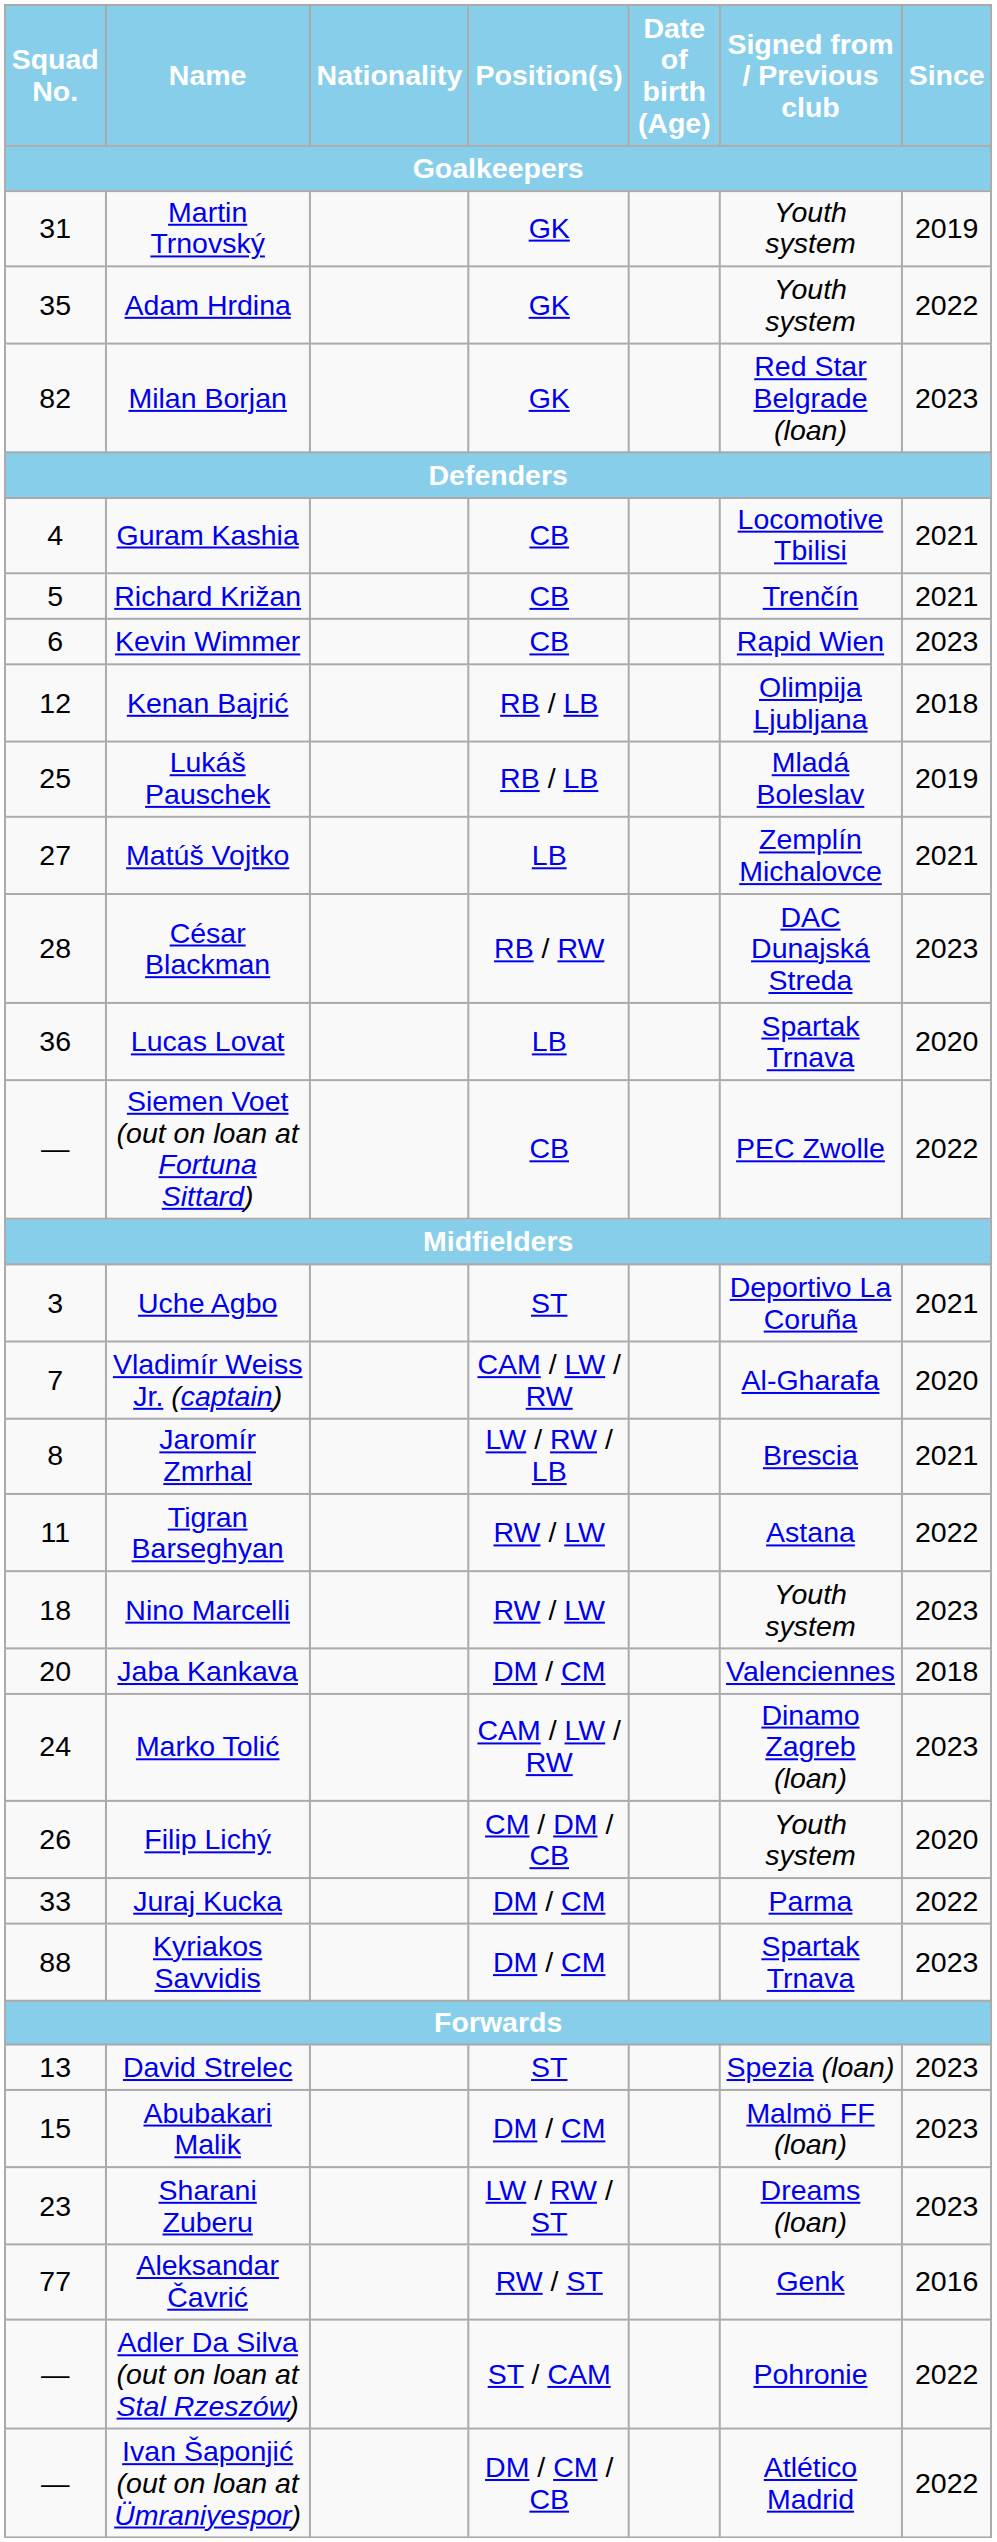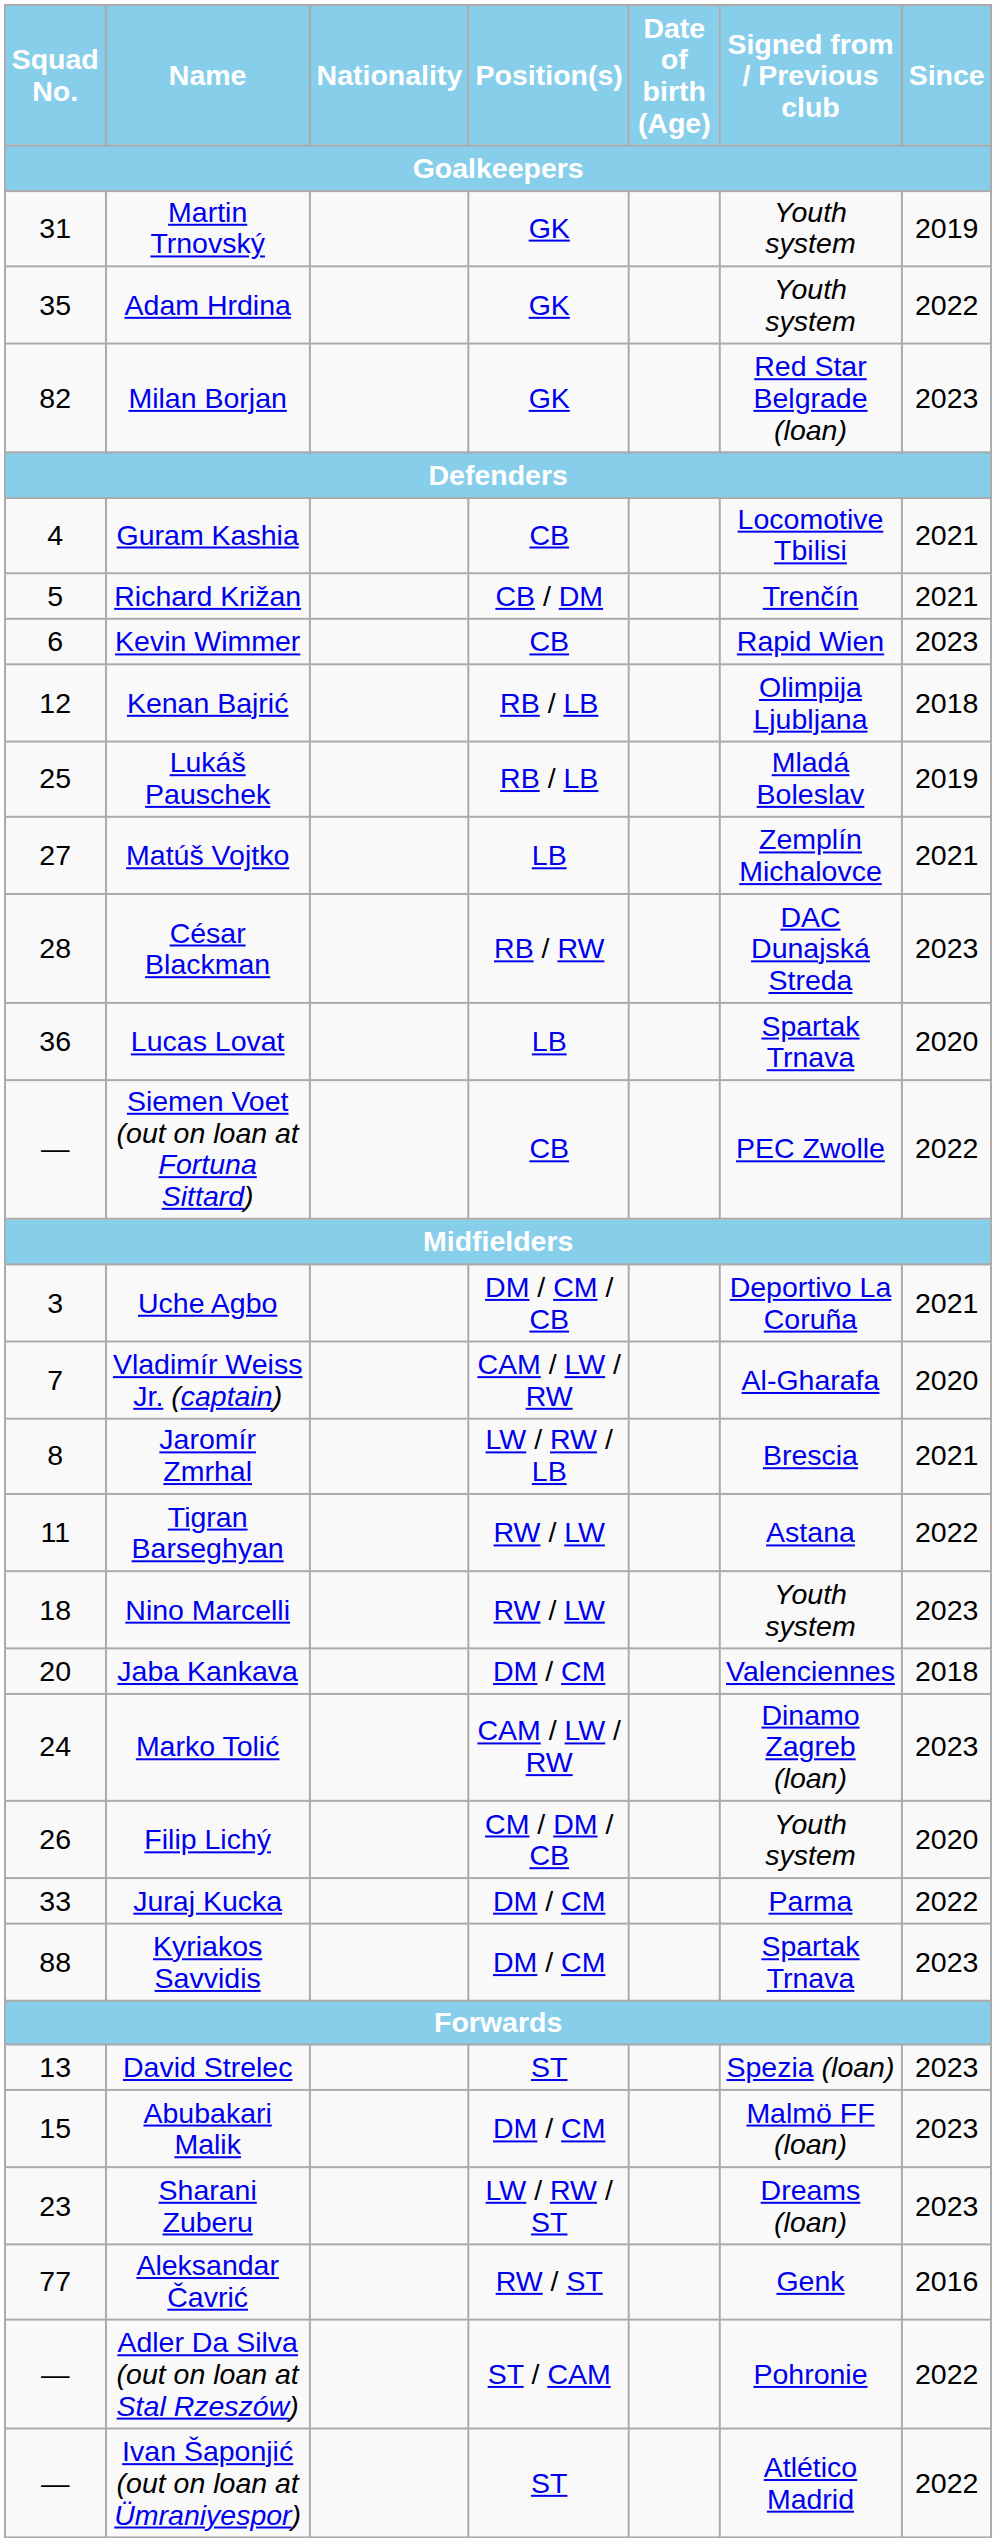(549, 597) CB -> (549, 597) CB / DM
(549, 1303) ST -> (549, 1303) DM / CM / CB
(549, 2483) DM / CM / CB -> (549, 2483) ST
